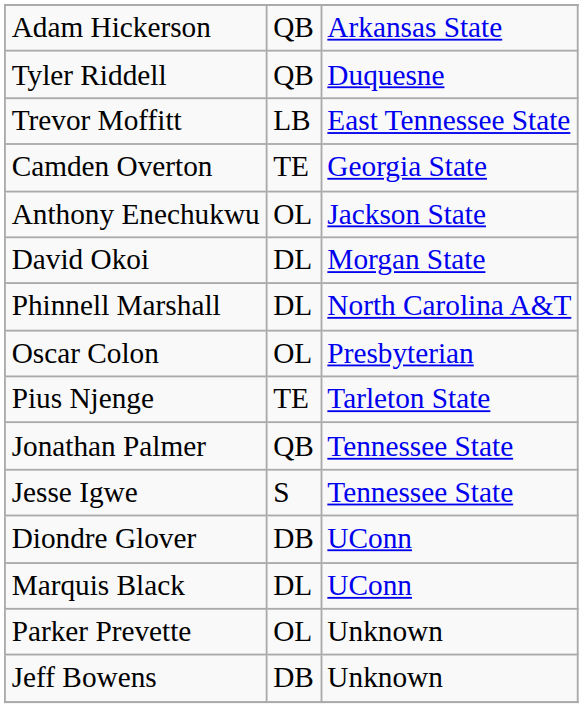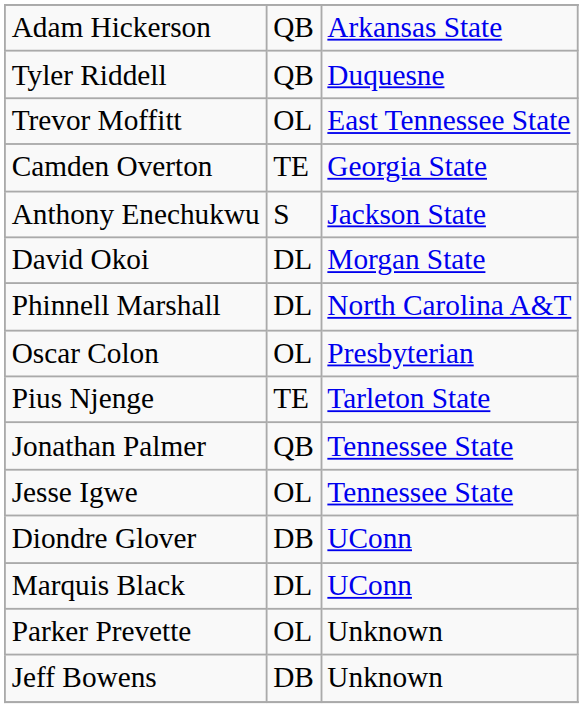(292, 120) LB -> (293, 120) OL
(293, 213) OL -> (281, 213) S
(281, 492) S -> (293, 492) OL
